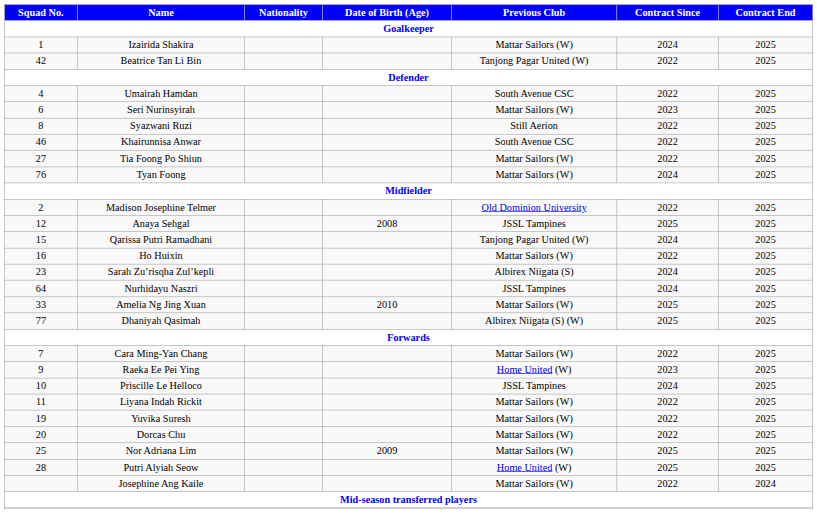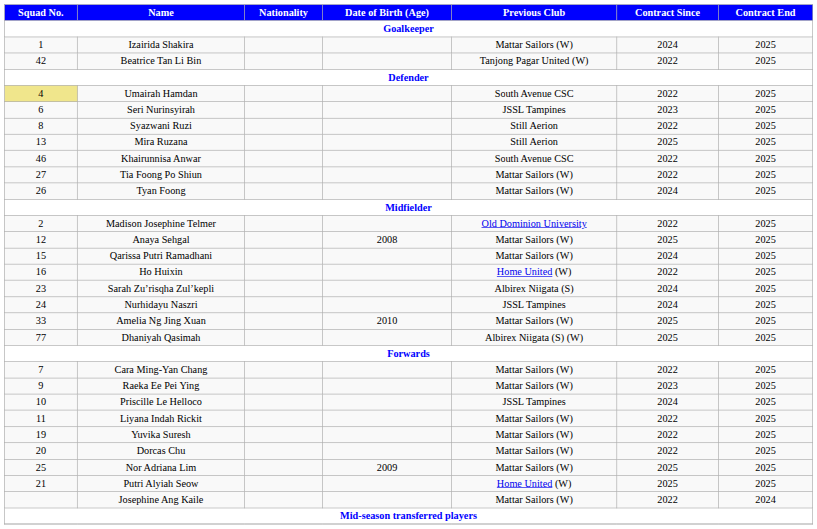(41, 93) no background -> (41, 93) khaki background
(534, 110) Mattar Sailors (W) -> (534, 110) JSSL Tampines
+ row: (161, 142)
(41, 175) 76 -> (41, 191) 26
(534, 223) JSSL Tampines -> (534, 239) Mattar Sailors (W)
(534, 239) Tanjong Pagar United (W) -> (534, 256) Mattar Sailors (W)
(534, 256) Mattar Sailors (W) -> (534, 272) Home United (W)
(41, 288) 64 -> (41, 304) 24
(534, 369) Home United (W) -> (534, 386) Mattar Sailors (W)
(41, 467) 28 -> (41, 483) 21
